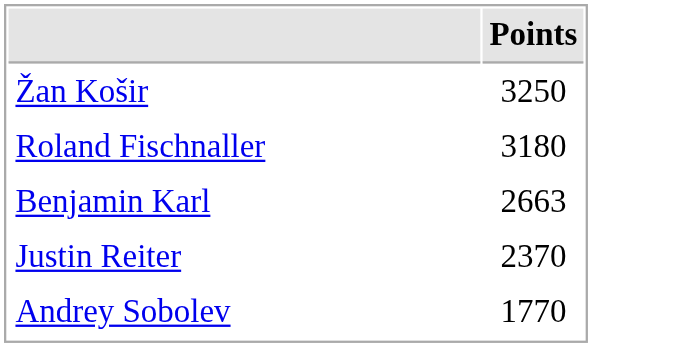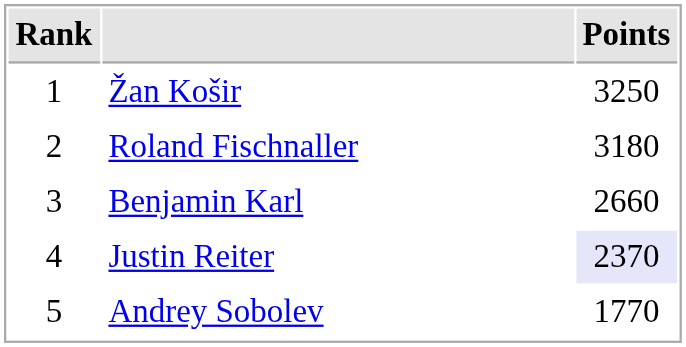+ column: (54, 34)
(533, 201) 2663 -> (626, 201) 2660
(533, 256) no background -> (626, 256) lavender background
